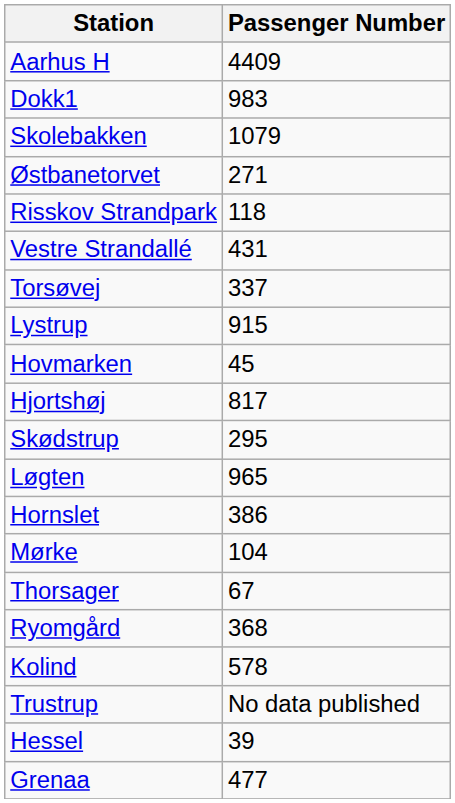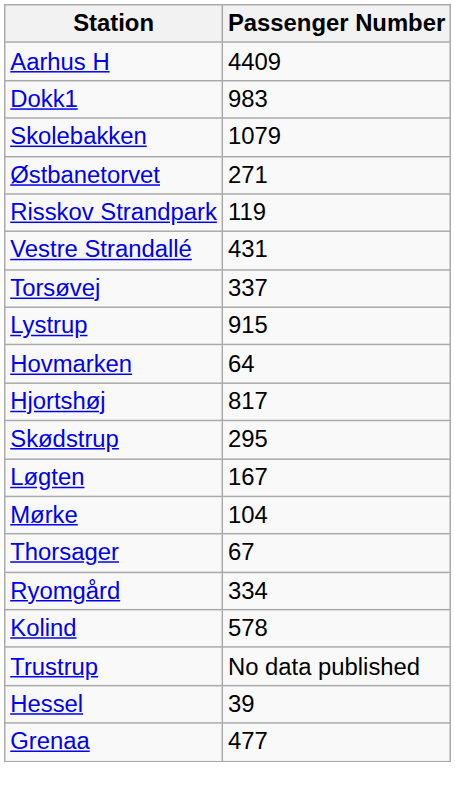(247, 212) 118 -> (247, 212) 119
(241, 363) 45 -> (241, 363) 64
(248, 477) 965 -> (248, 477) 167
- row: (55, 514)
(248, 628) 368 -> (248, 590) 334
